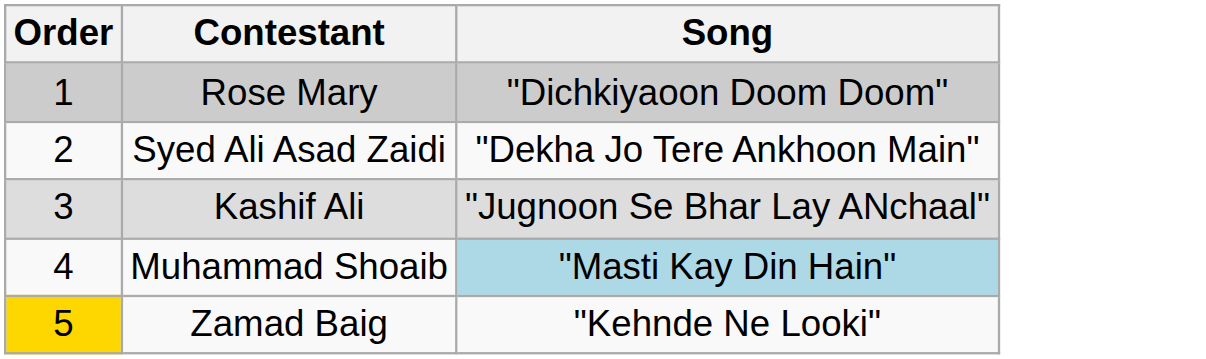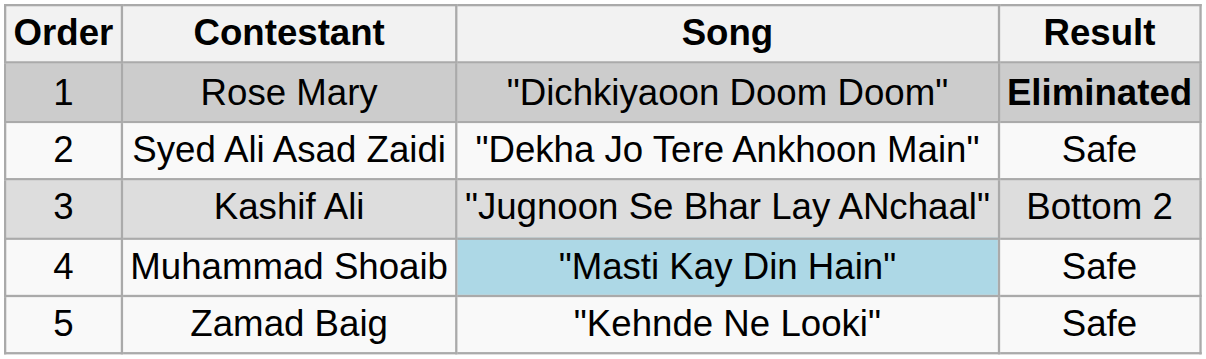+ column: (1100, 33)
(63, 324) gold background -> (63, 324) no background
